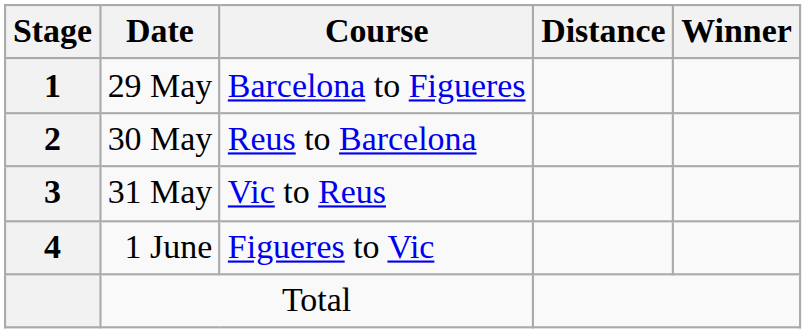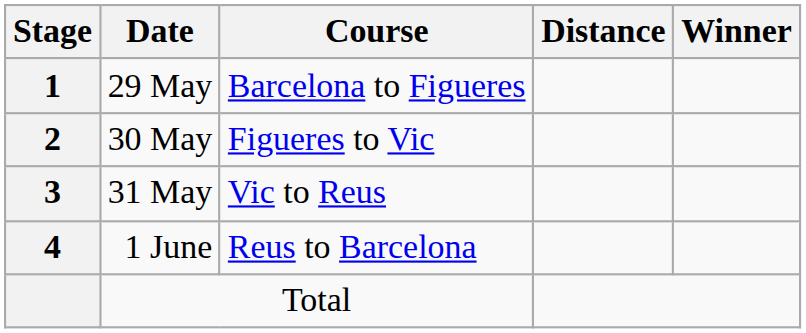(352, 138) Reus to Barcelona -> (331, 138) Figueres to Vic
(331, 246) Figueres to Vic -> (352, 246) Reus to Barcelona
